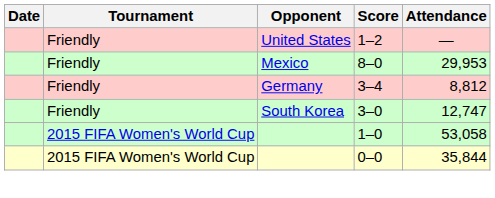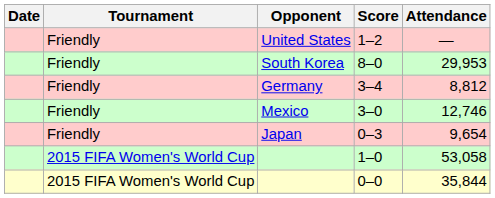(285, 63) Mexico -> (303, 63) South Korea
(303, 110) South Korea -> (285, 110) Mexico
(464, 110) 12,747 -> (464, 110) 12,746
+ row: (370, 134)
